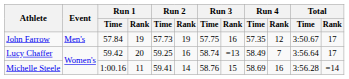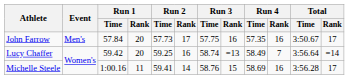(140, 39) 19 -> (140, 39) 20
(186, 39) 19 -> (186, 39) 17
(279, 39) 12 -> (279, 39) 16
(332, 53) 17 -> (332, 53) =14
(332, 68) =14 -> (332, 68) 17
